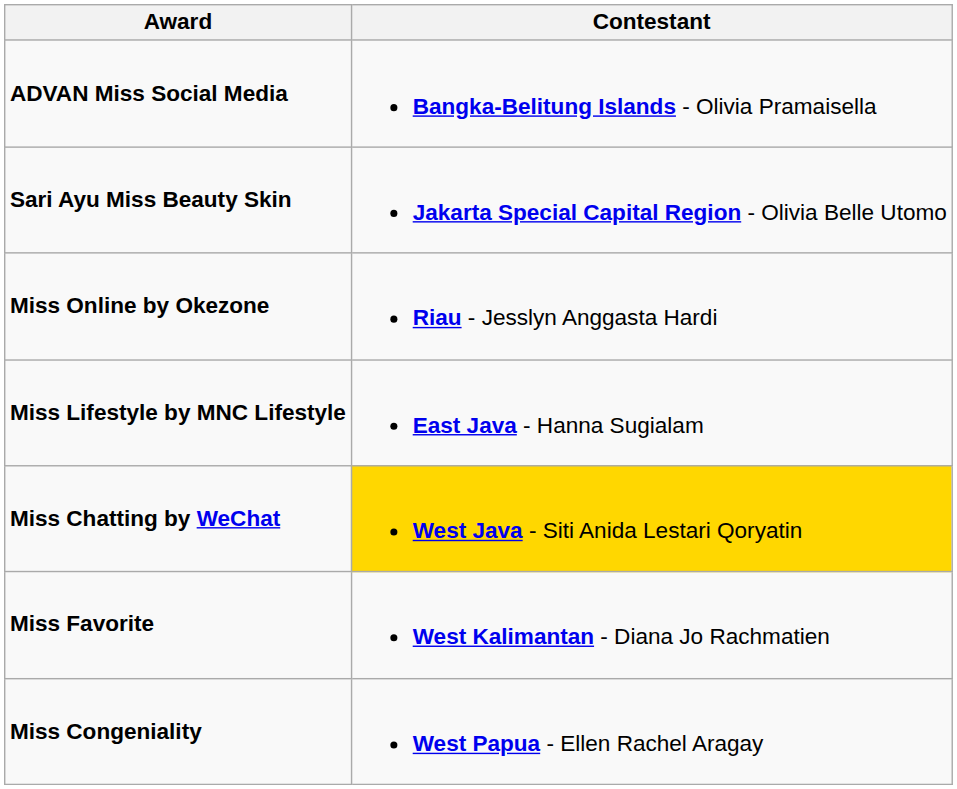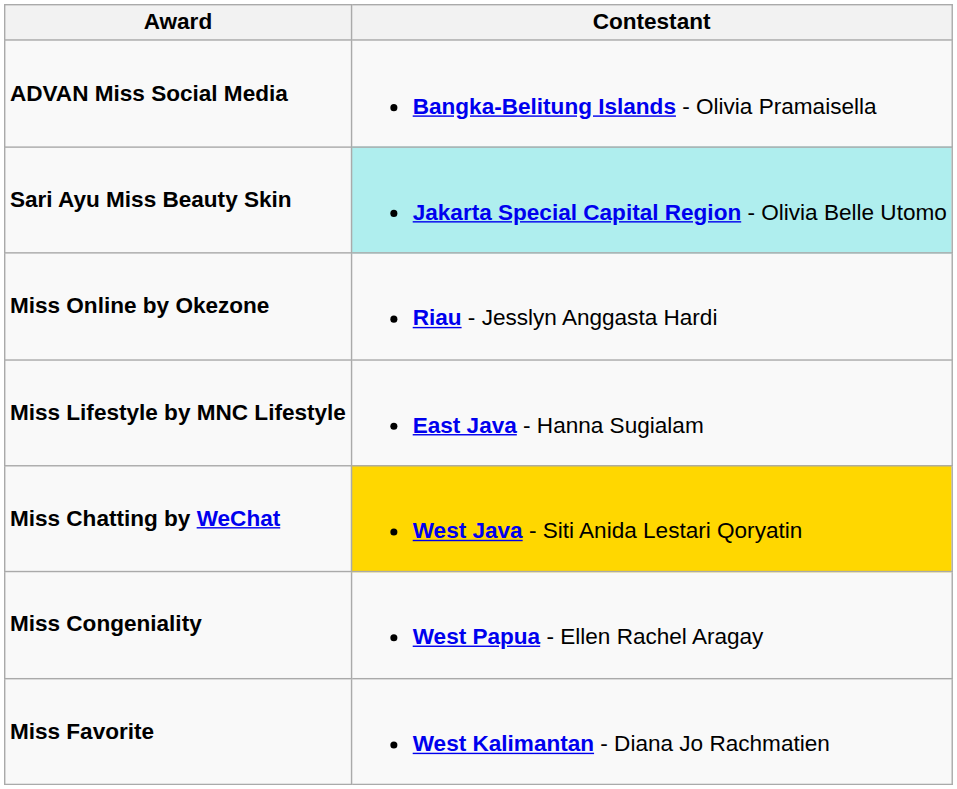(652, 213) no background -> (652, 213) paleturquoise background
rows swapped: (106, 731) <-> (82, 624)
